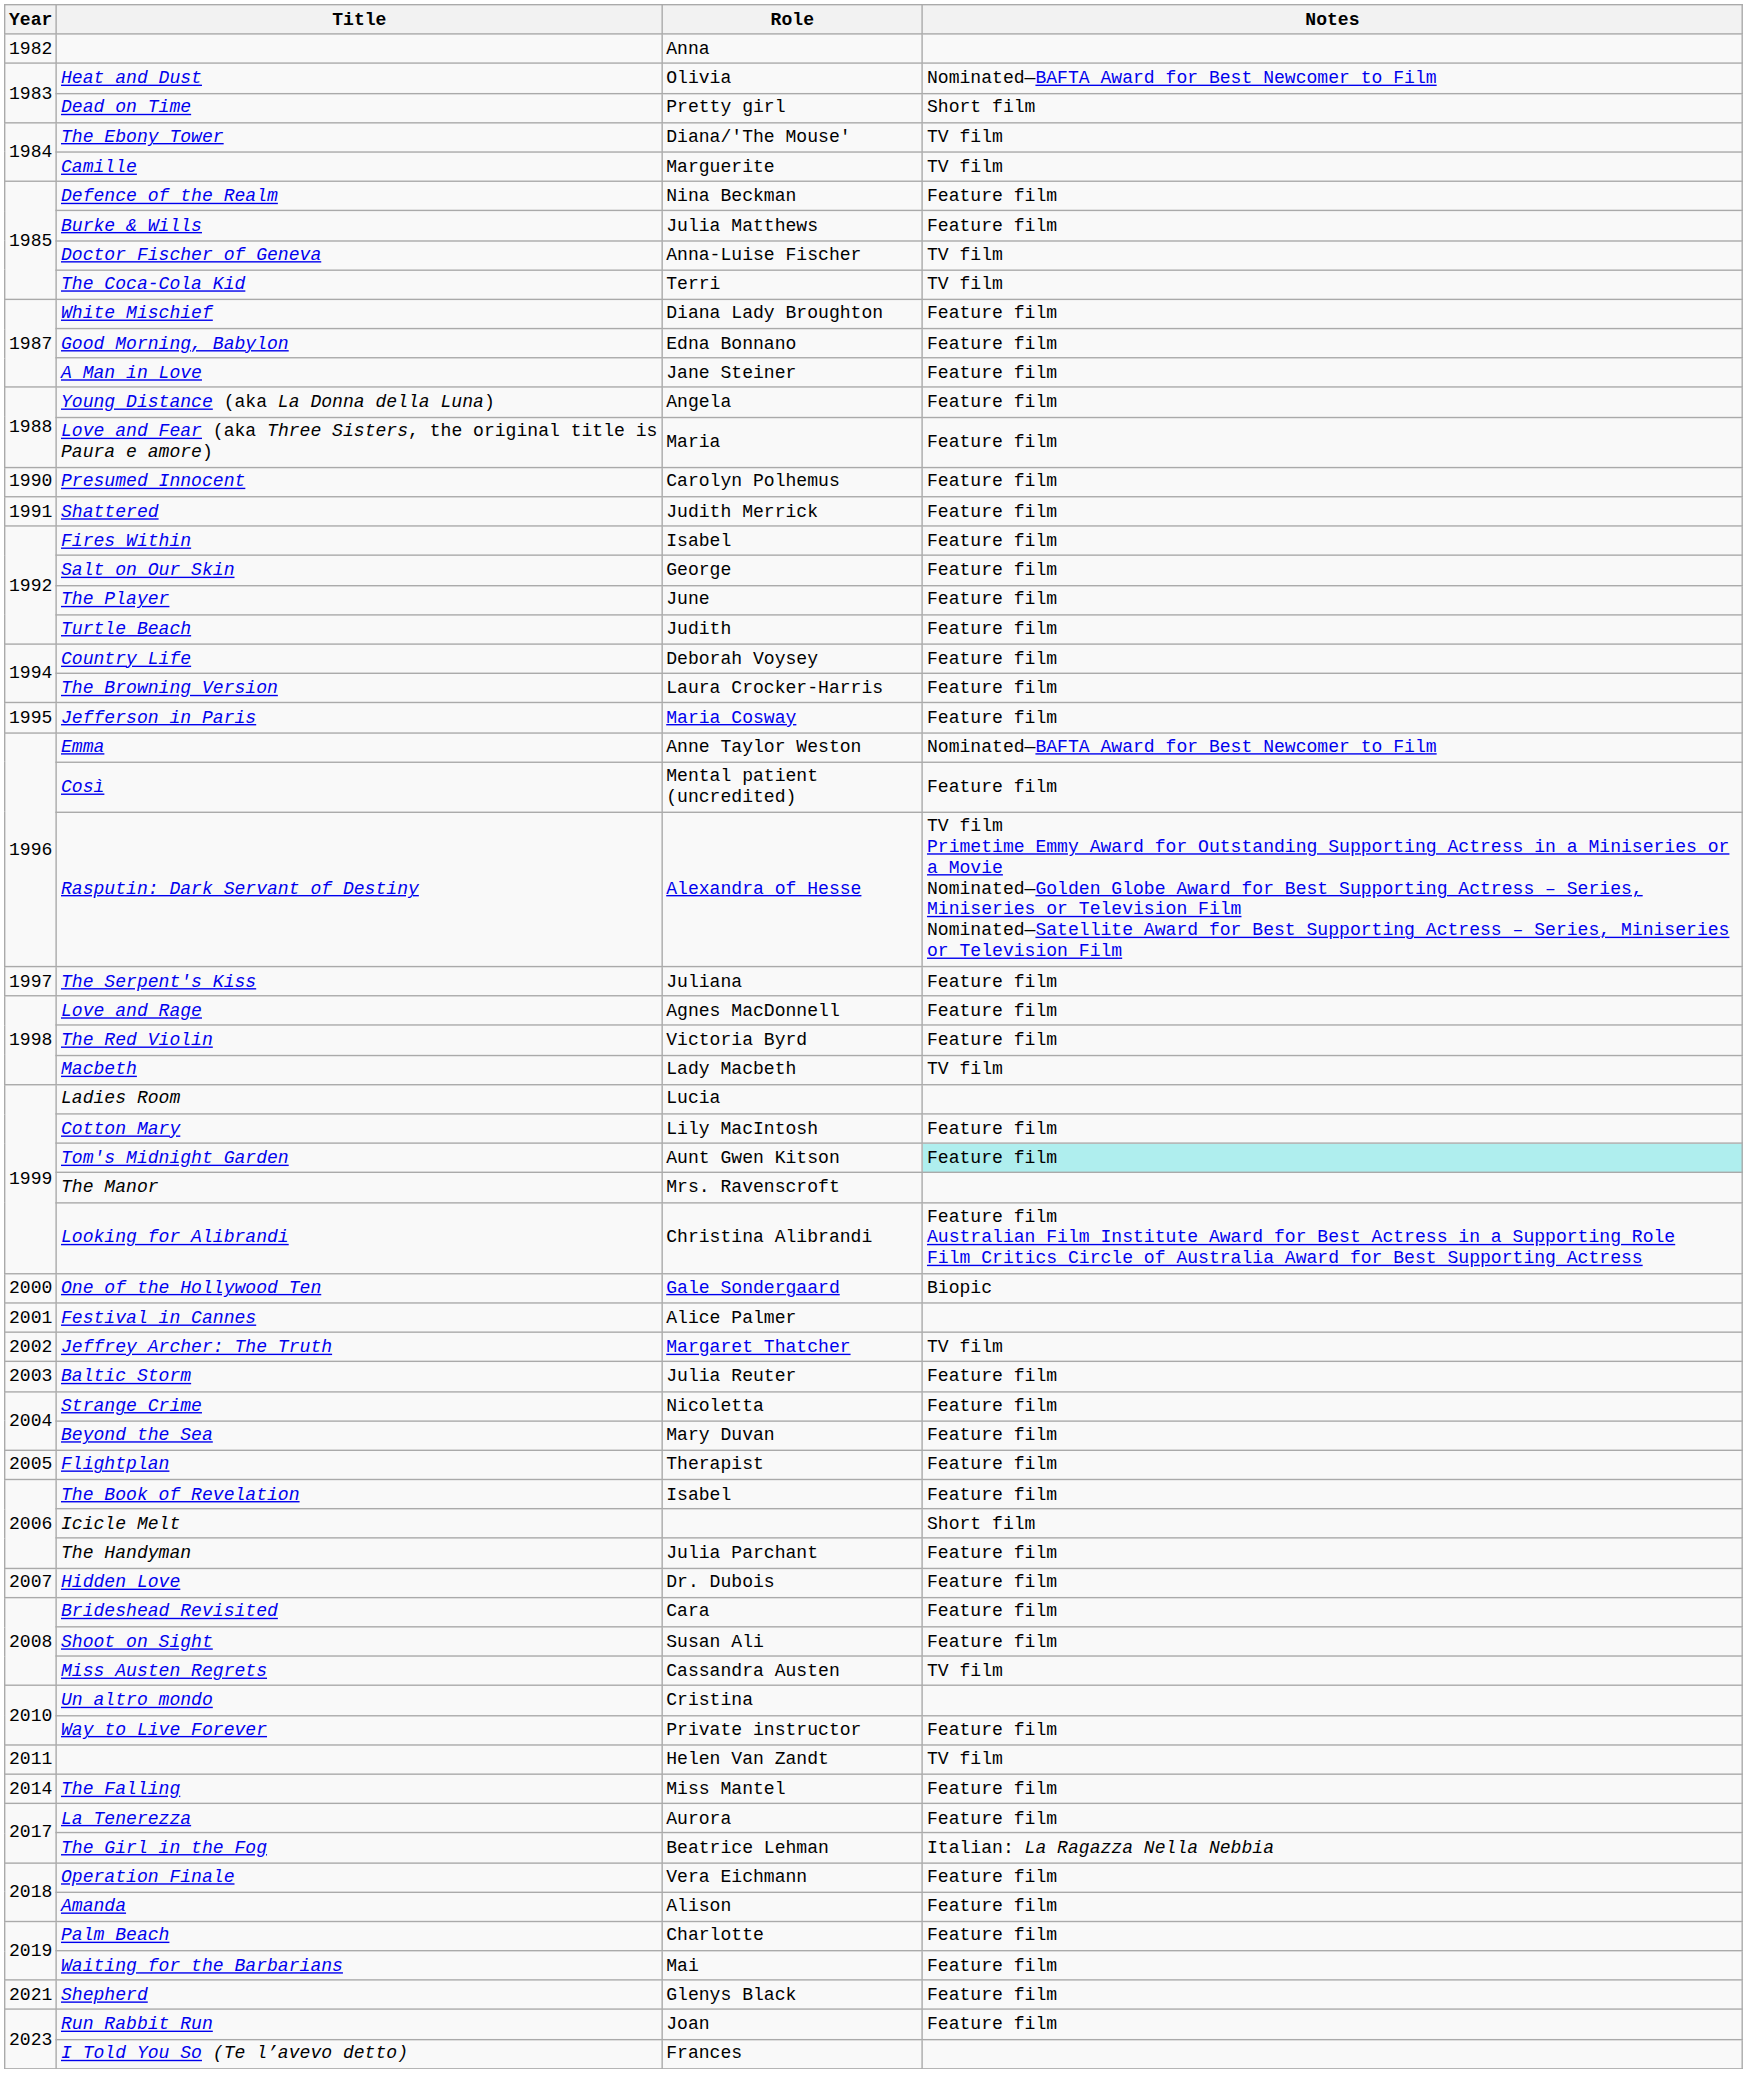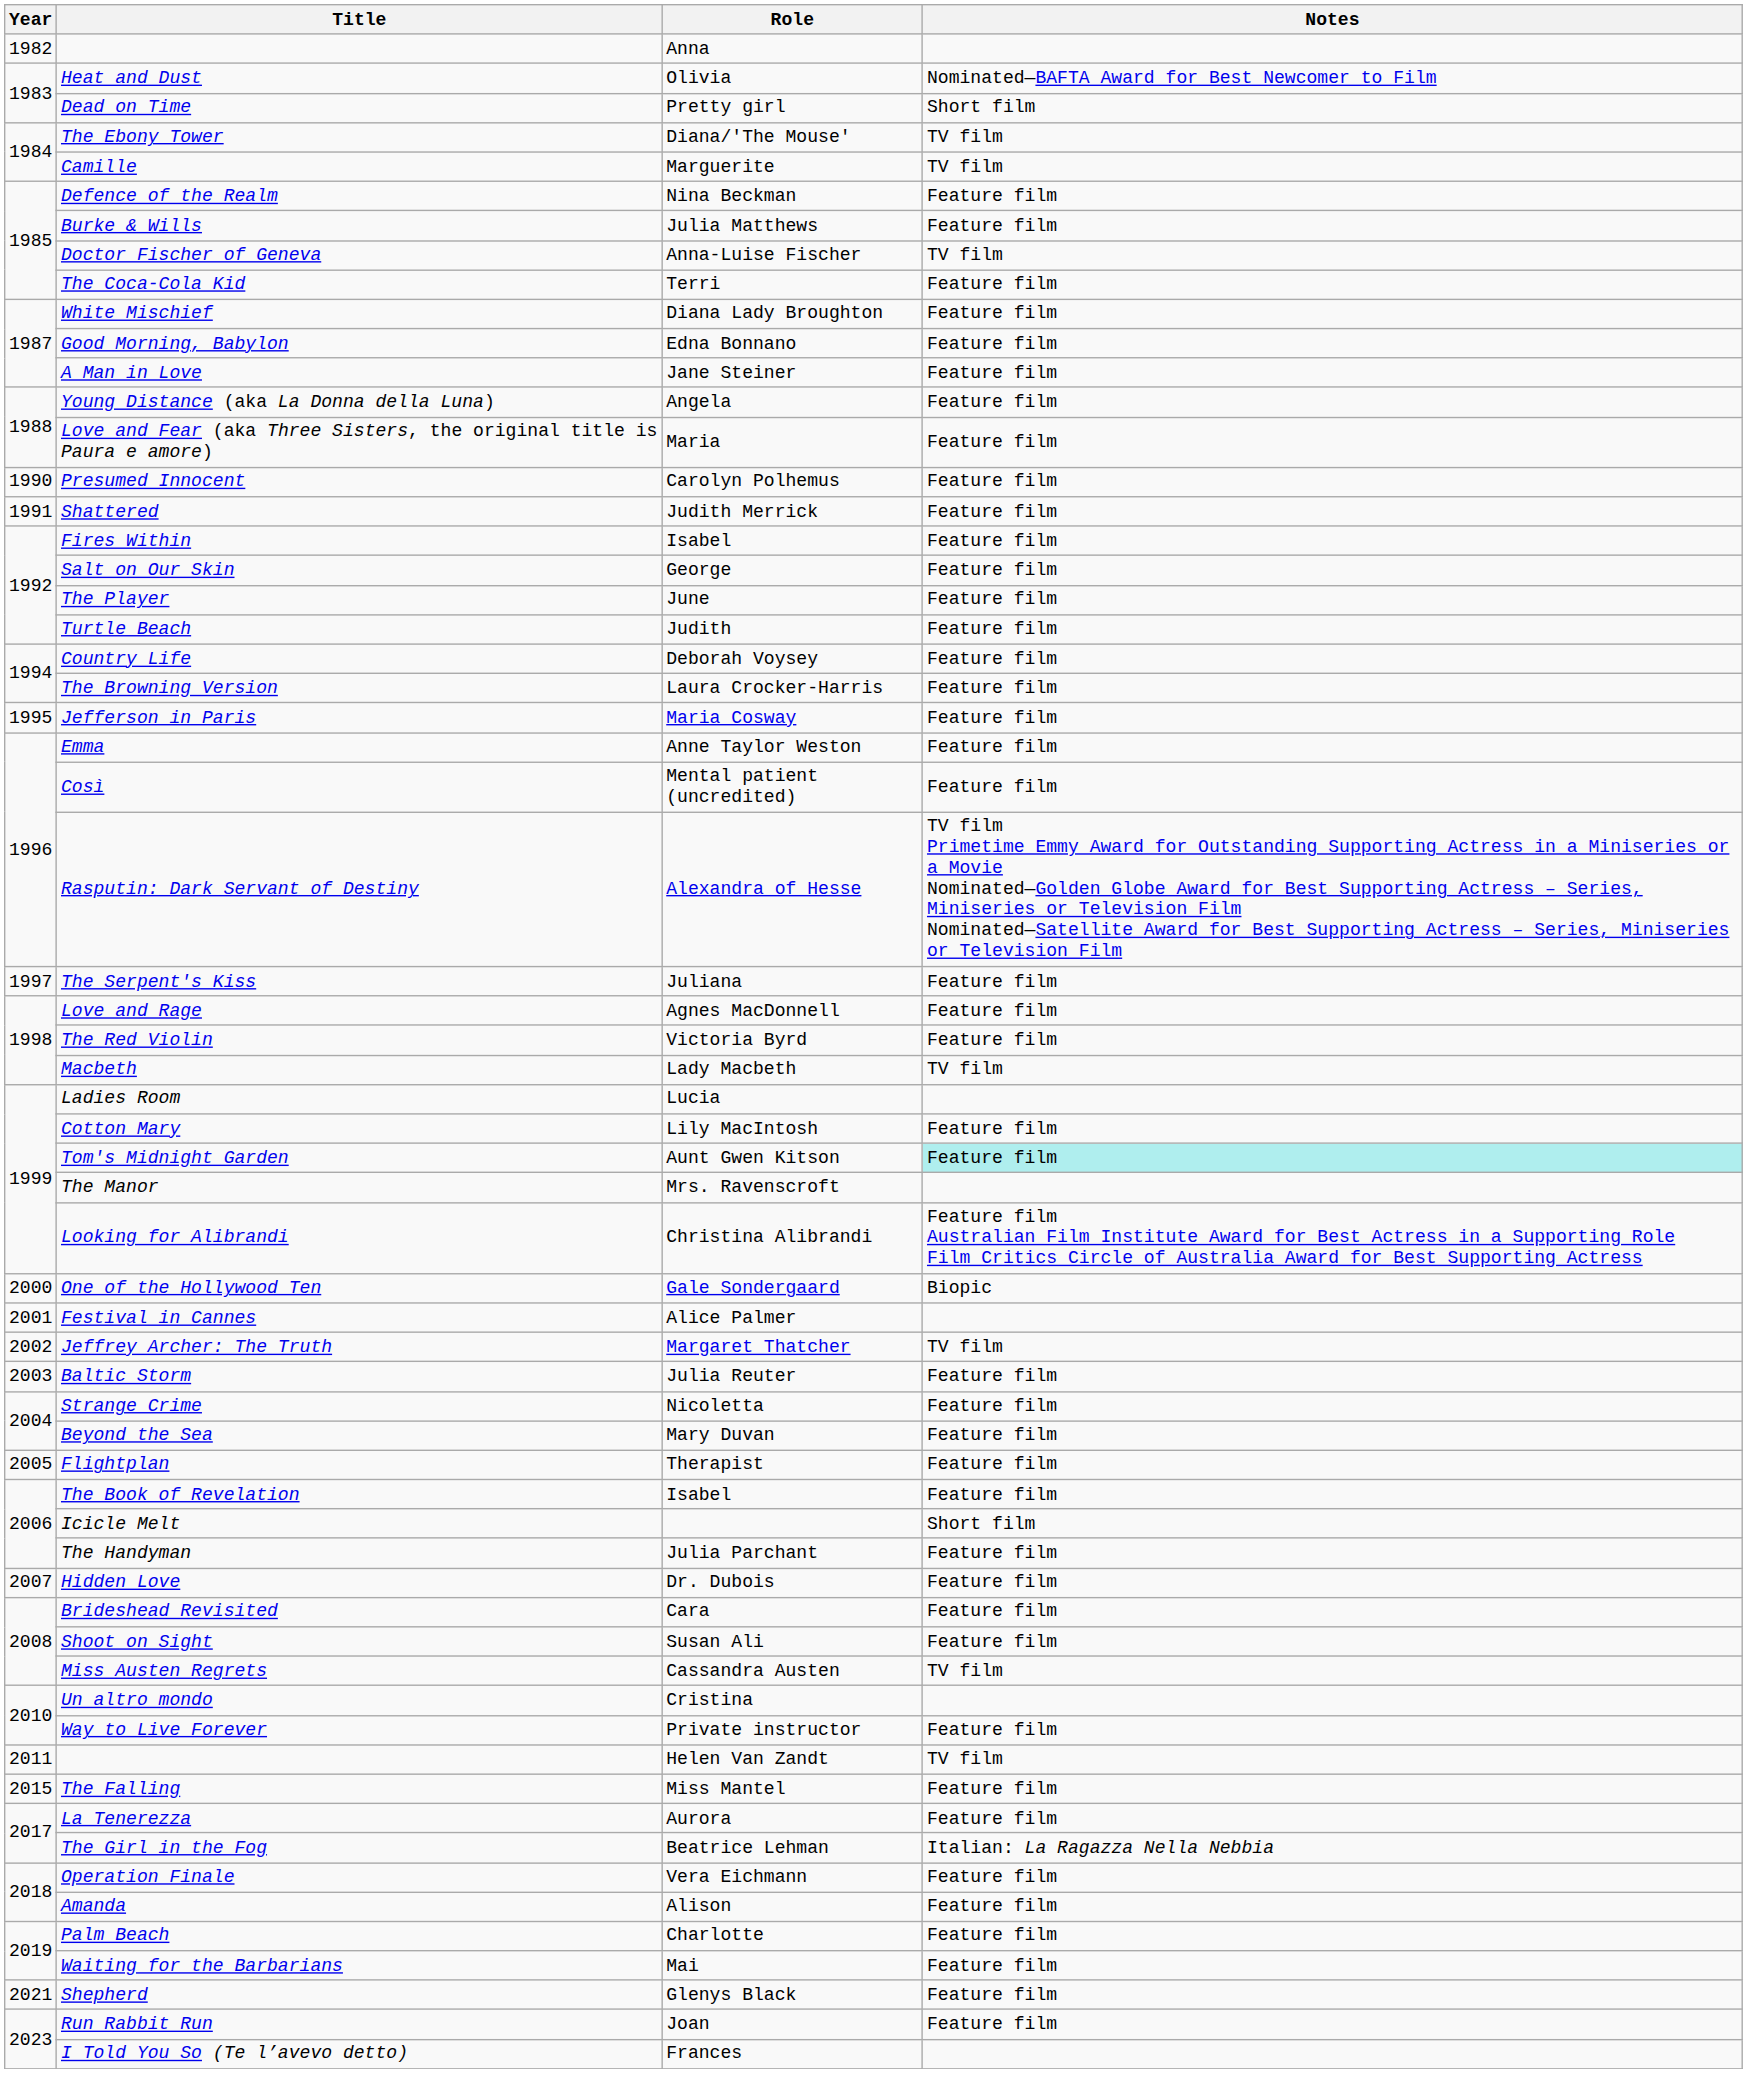(965, 284) TV film -> (992, 284) Feature film
(1182, 747) Nominated—BAFTA Award for Best Newcomer to Film -> (992, 747) Feature film
(31, 1789) 2014 -> (31, 1789) 2015
